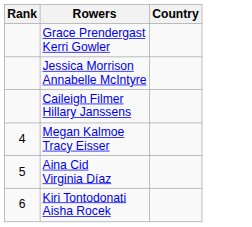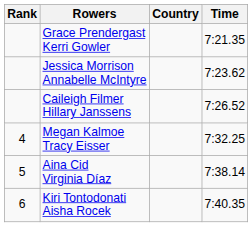+ column: (225, 14)
